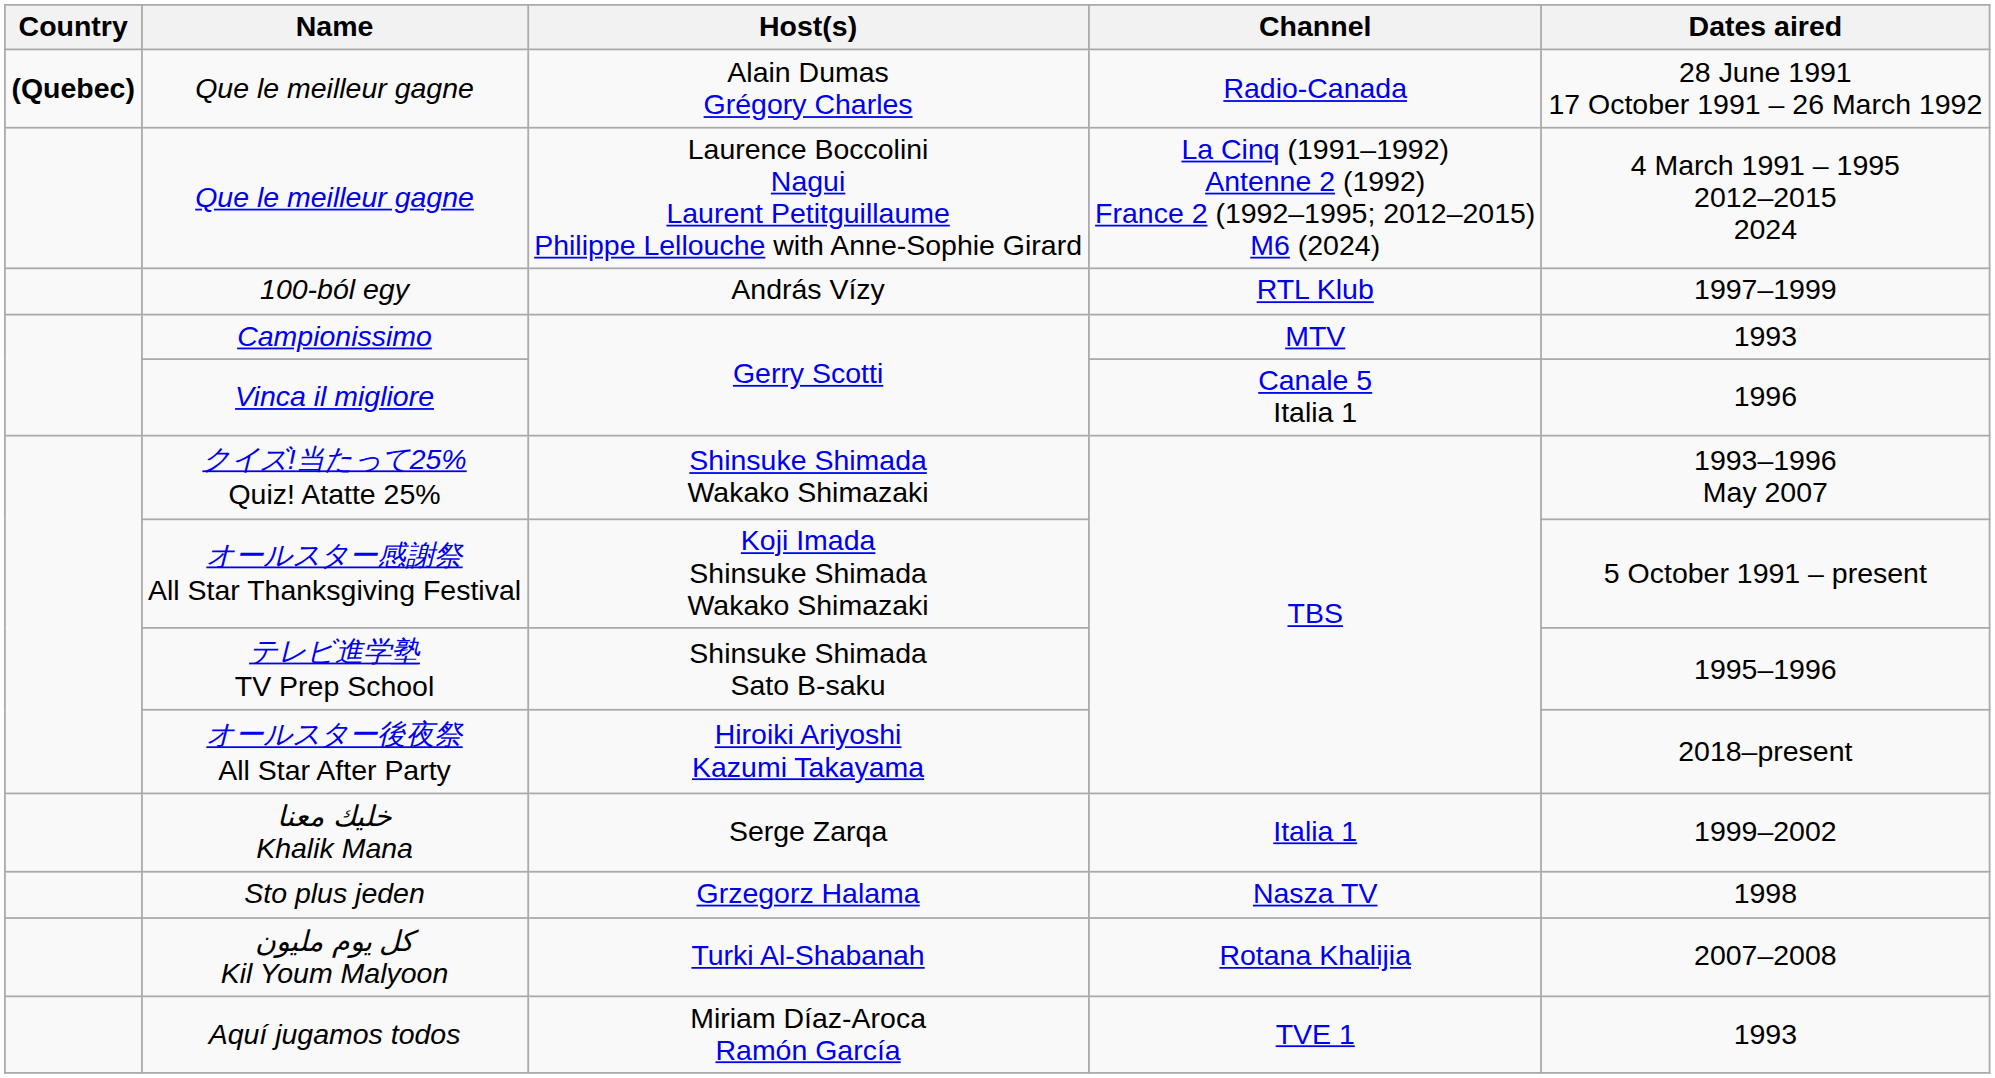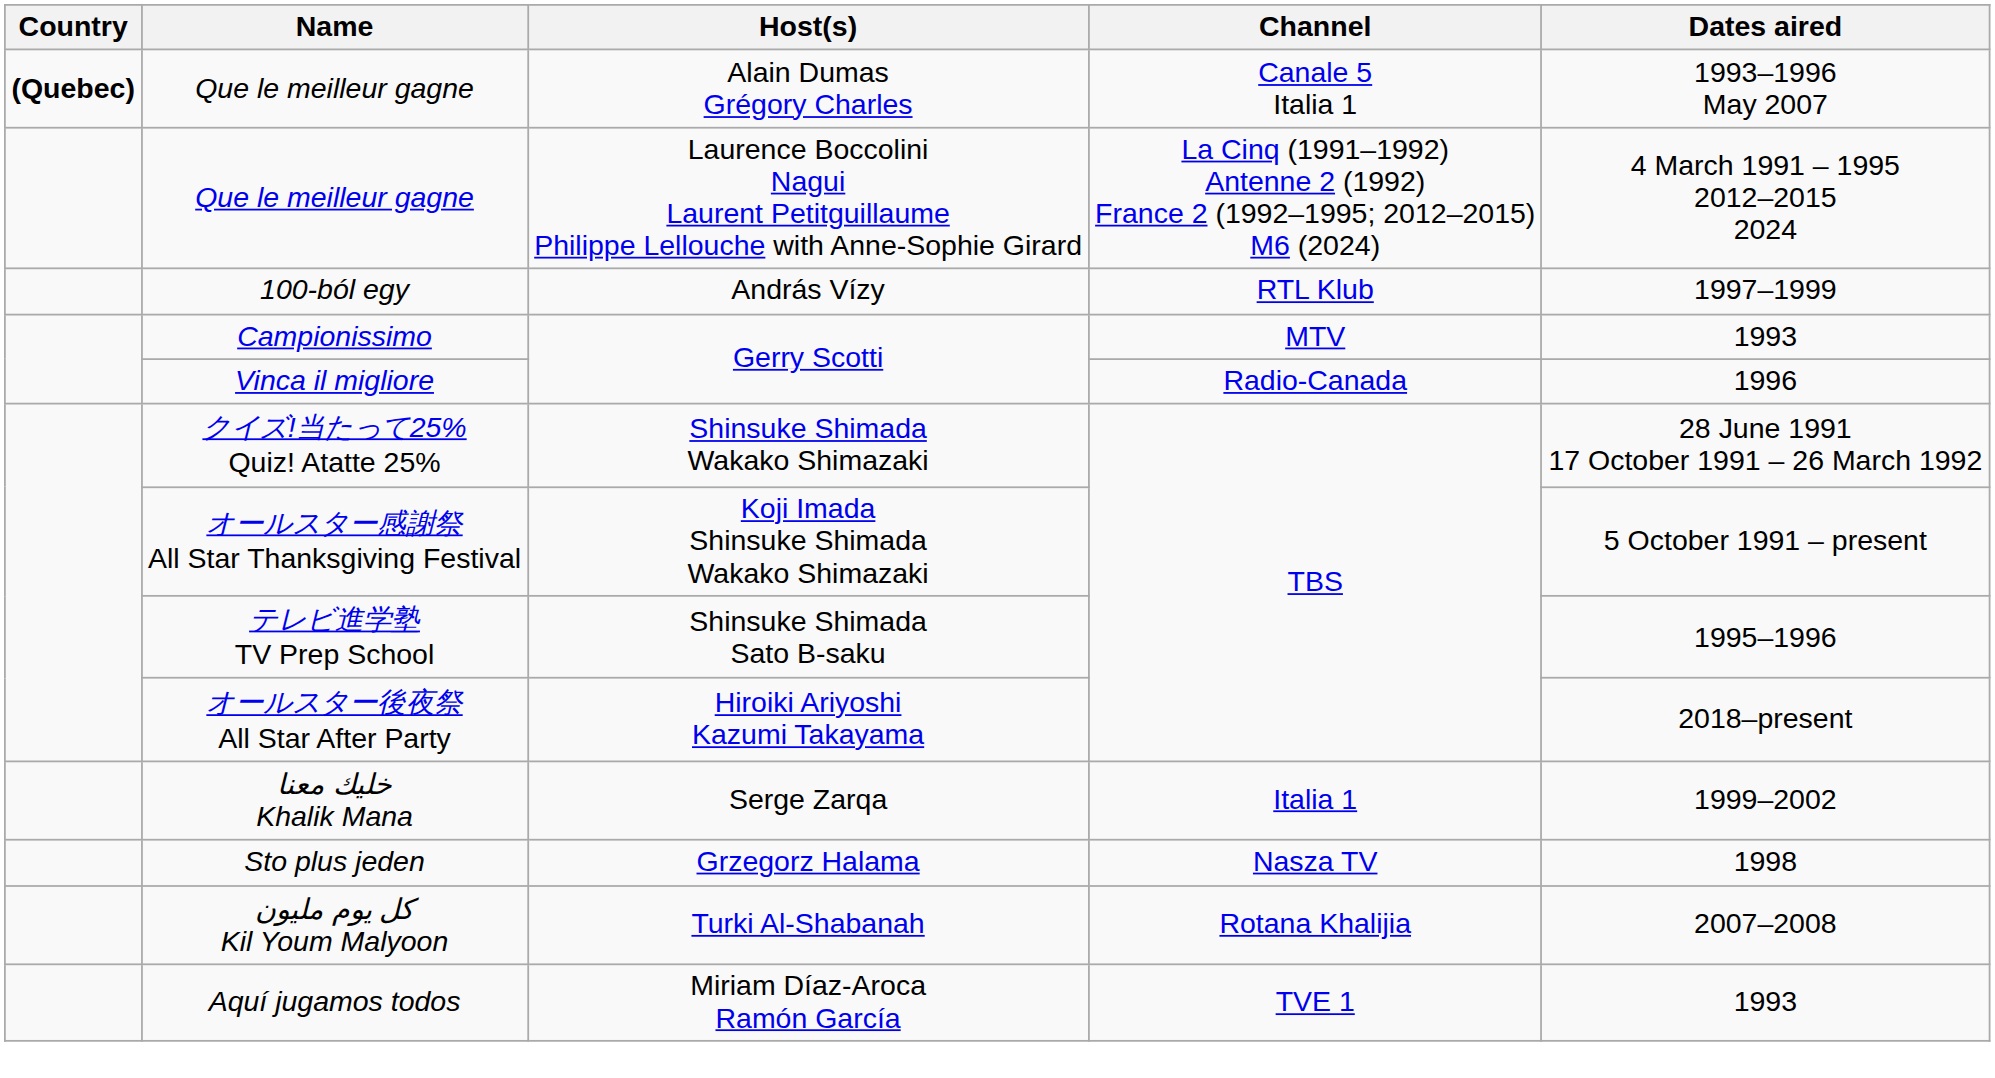(1315, 88) Radio-Canada -> (1315, 88) Canale 5 Italia 1
(1765, 88) 28 June 1991 17 October 1991 – 26 March 1992 -> (1765, 88) 1993–1996 May 2007
(1315, 397) Canale 5 Italia 1 -> (1315, 381) Radio-Canada
(1765, 476) 1993–1996 May 2007 -> (1765, 444) 28 June 1991 17 October 1991 – 26 March 1992
